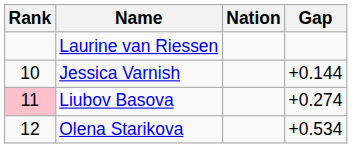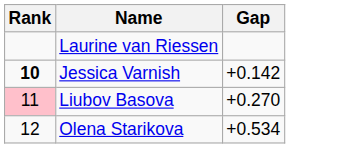- column: (253, 18)
(30, 73) normal -> (30, 73) bold
(316, 73) +0.144 -> (253, 73) +0.142
(316, 101) +0.274 -> (253, 101) +0.270
